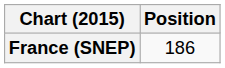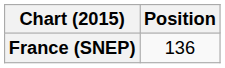(180, 47) 186 -> (180, 47) 136
